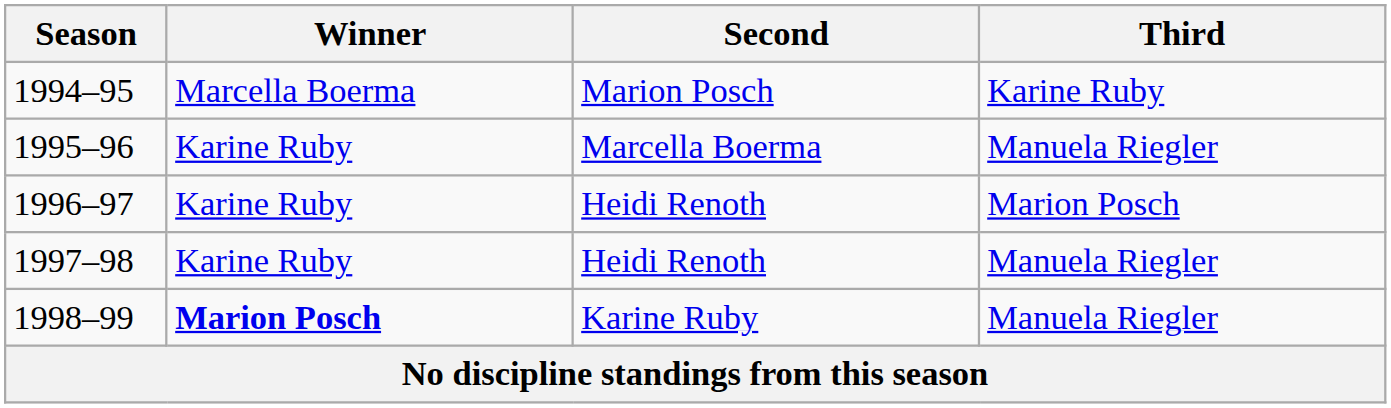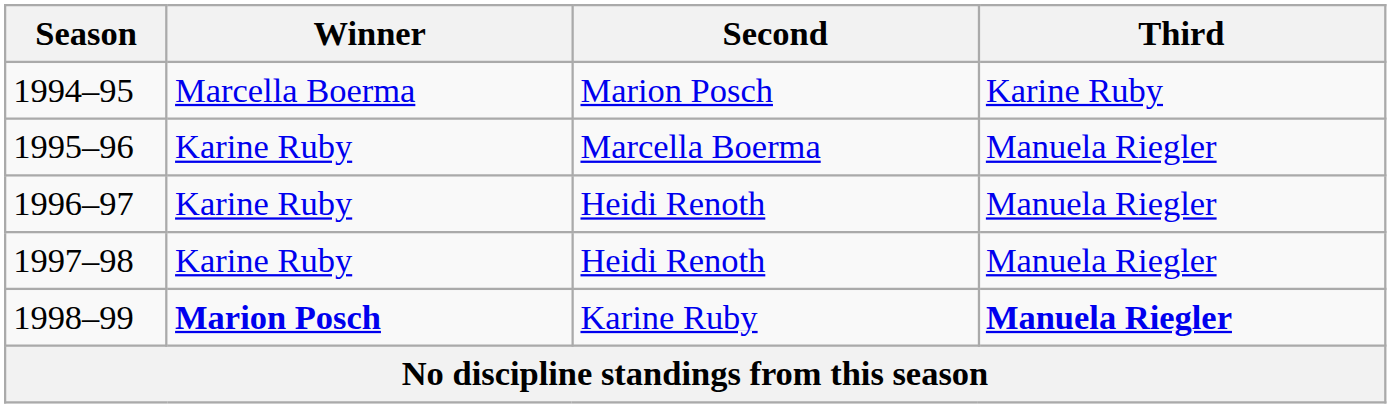(1083, 203) Marion Posch -> (1101, 203) Manuela Riegler
(1103, 317) normal -> (1109, 317) bold
